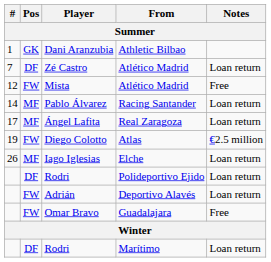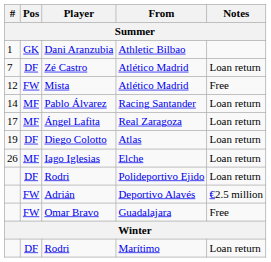(31, 140) FW -> (31, 140) DF
(236, 140) €2.5 million -> (235, 140) Loan return
(235, 194) Loan return -> (236, 194) €2.5 million
